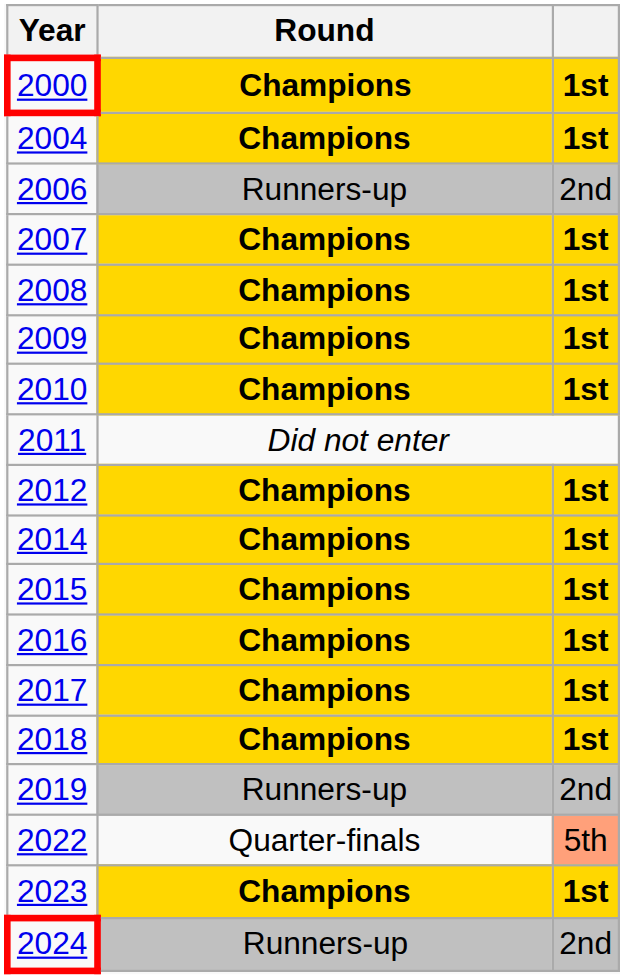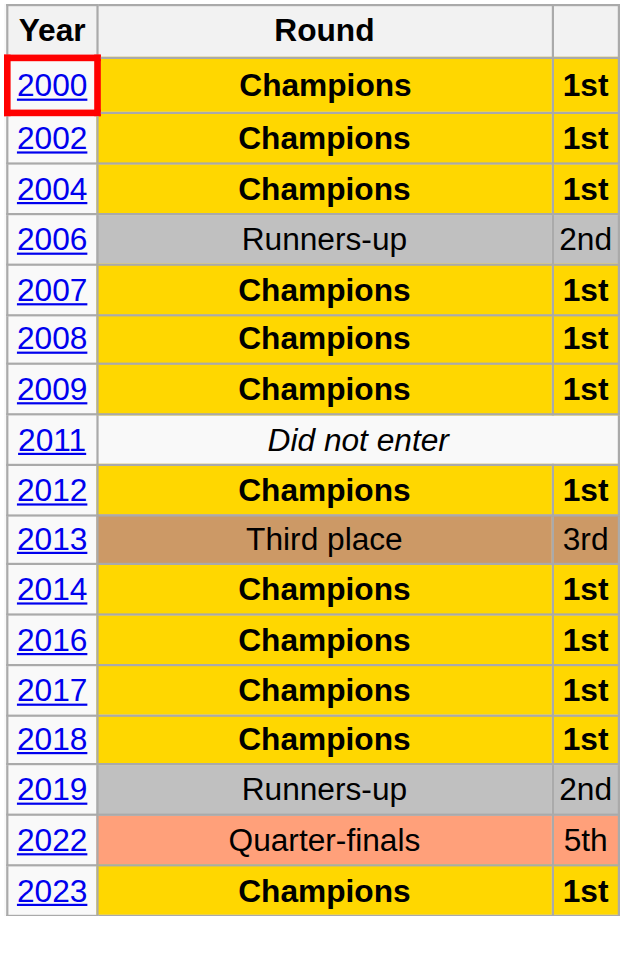+ row: (52, 139)
- row: (52, 390)
+ row: (52, 540)
- row: (52, 590)
(324, 840) no background -> (324, 840) lightsalmon background
- row: (52, 945)
